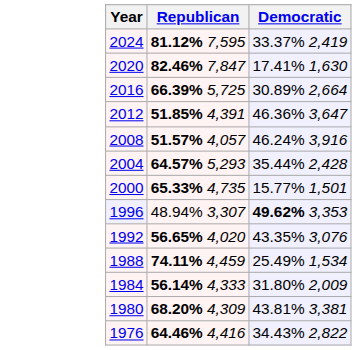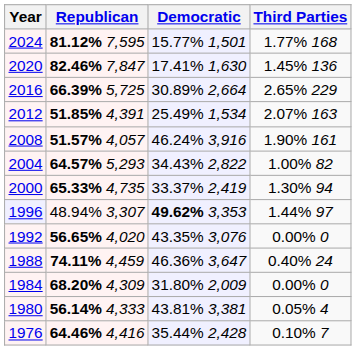+ column: (300, 17)
(300, 41) 33.37% 2,419 -> (199, 41) 15.77% 1,501
(300, 114) 46.36% 3,647 -> (199, 114) 25.49% 1,534
(300, 163) 35.44% 2,428 -> (199, 163) 34.43% 2,822
(300, 187) 15.77% 1,501 -> (199, 187) 33.37% 2,419
(300, 260) 25.49% 1,534 -> (199, 260) 46.36% 3,647
(198, 284) 56.14% 4,333 -> (97, 284) 68.20% 4,309
(198, 309) 68.20% 4,309 -> (97, 309) 56.14% 4,333
(300, 333) 34.43% 2,822 -> (199, 333) 35.44% 2,428
